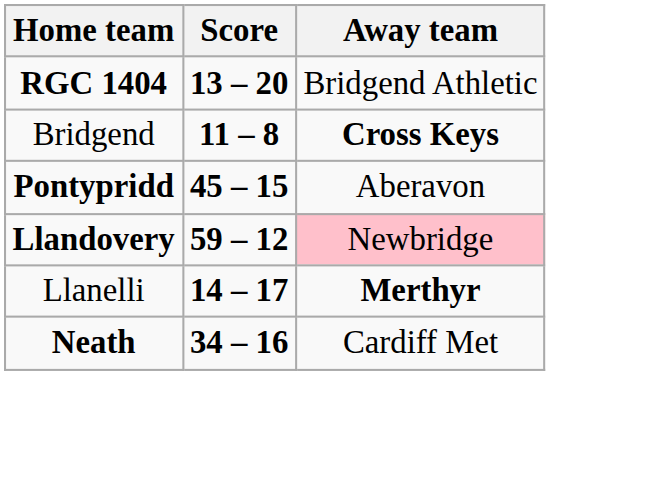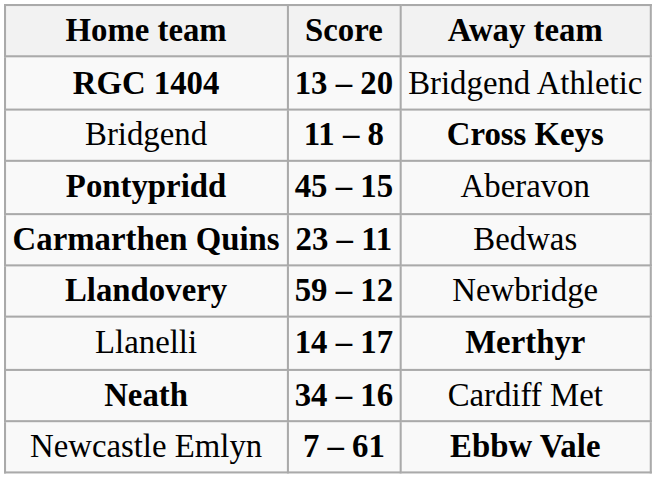+ row: (146, 238)
(420, 238) pink background -> (525, 290) no background
+ row: (146, 446)
